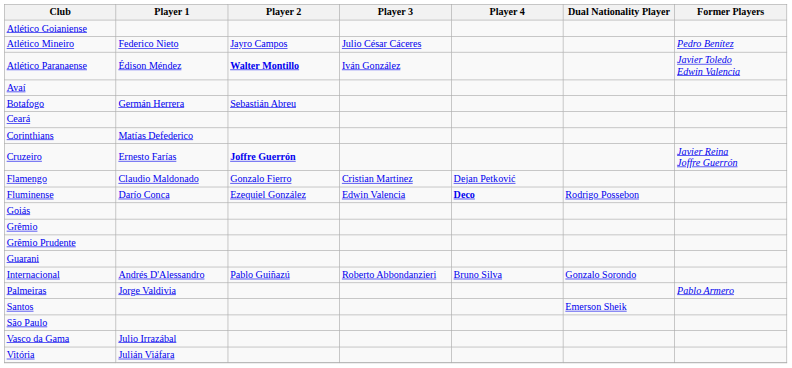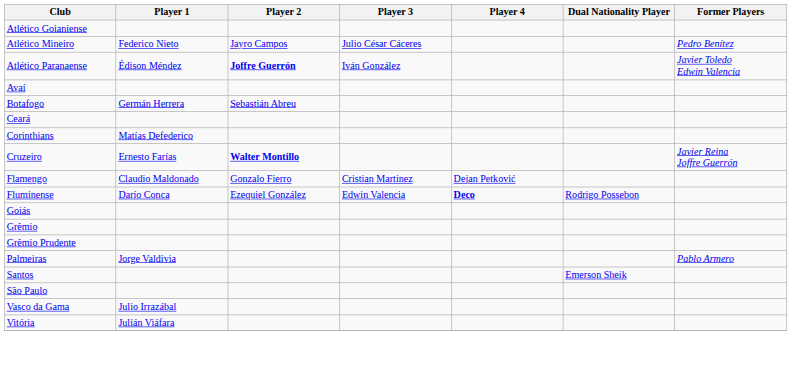(265, 66) Walter Montillo -> (263, 66) Joffre Guerrón
(263, 157) Joffre Guerrón -> (265, 157) Walter Montillo
- row: (23, 258)
- row: (33, 274)
